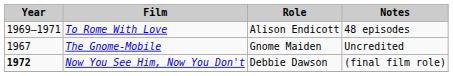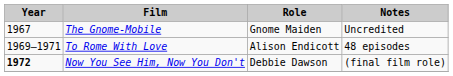rows swapped: (113, 46) <-> (116, 29)
